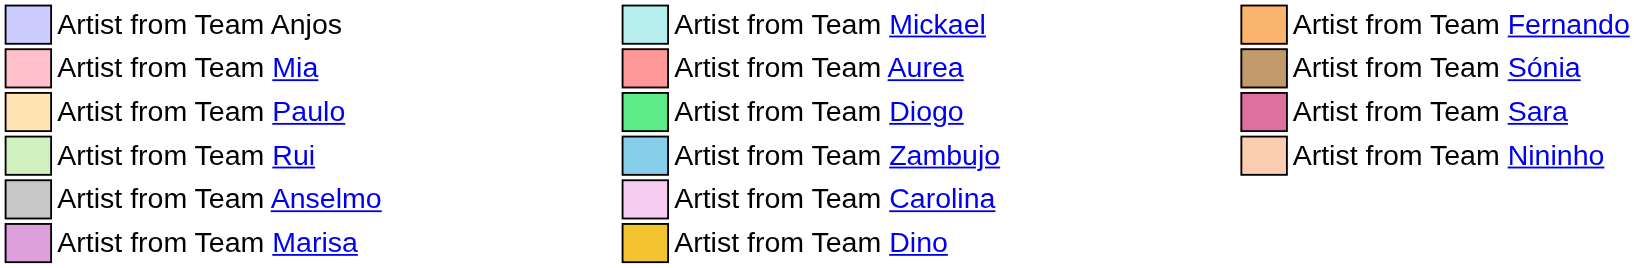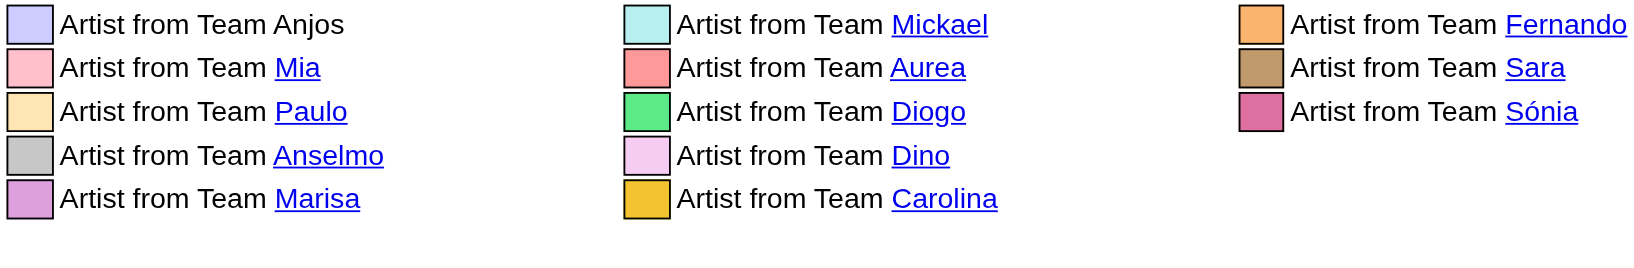(1437, 67) Artist from Team Sónia -> (1428, 67) Artist from Team Sara
(1430, 111) Artist from Team Sara -> (1434, 111) Artist from Team Sónia
- row: (186, 155)
(835, 198) Artist from Team Carolina -> (813, 155) Artist from Team Dino
(811, 242) Artist from Team Dino -> (837, 198) Artist from Team Carolina
